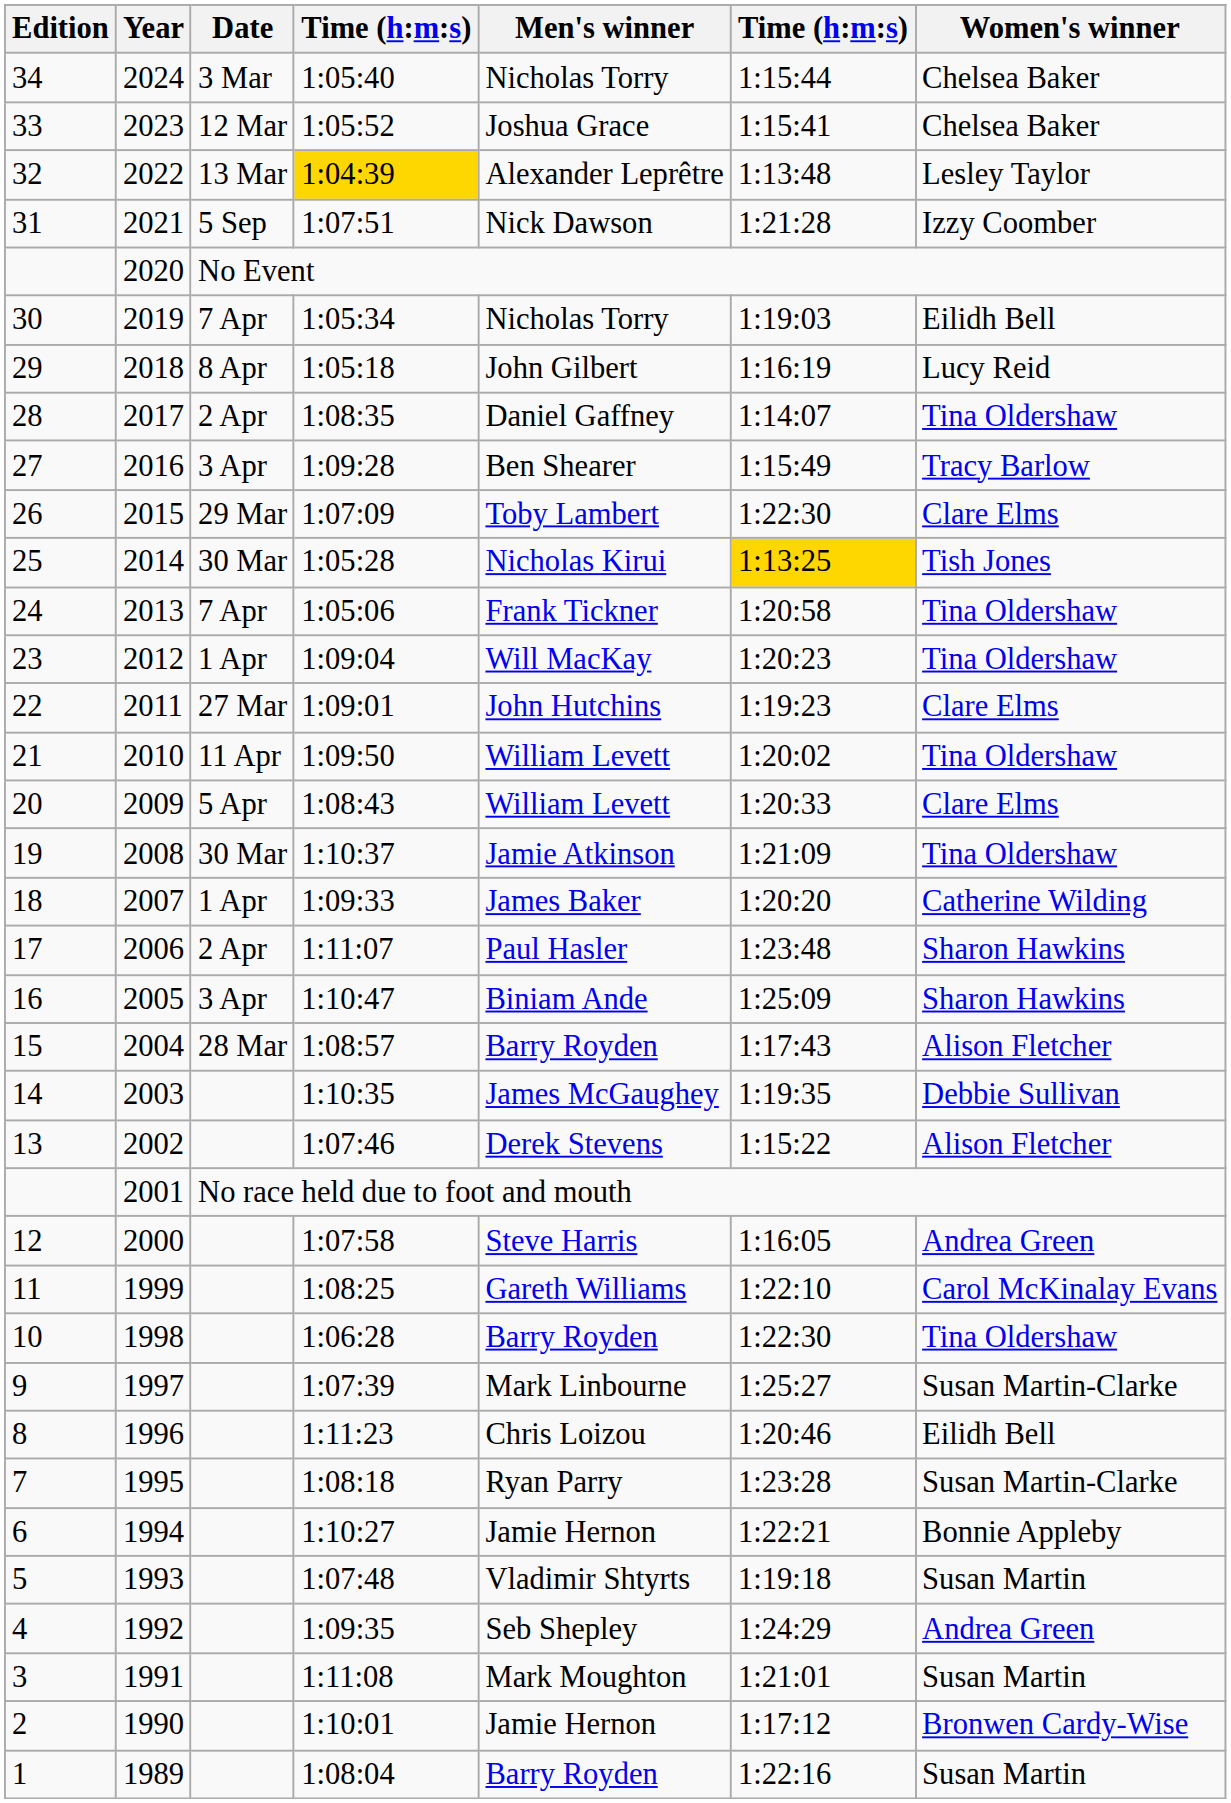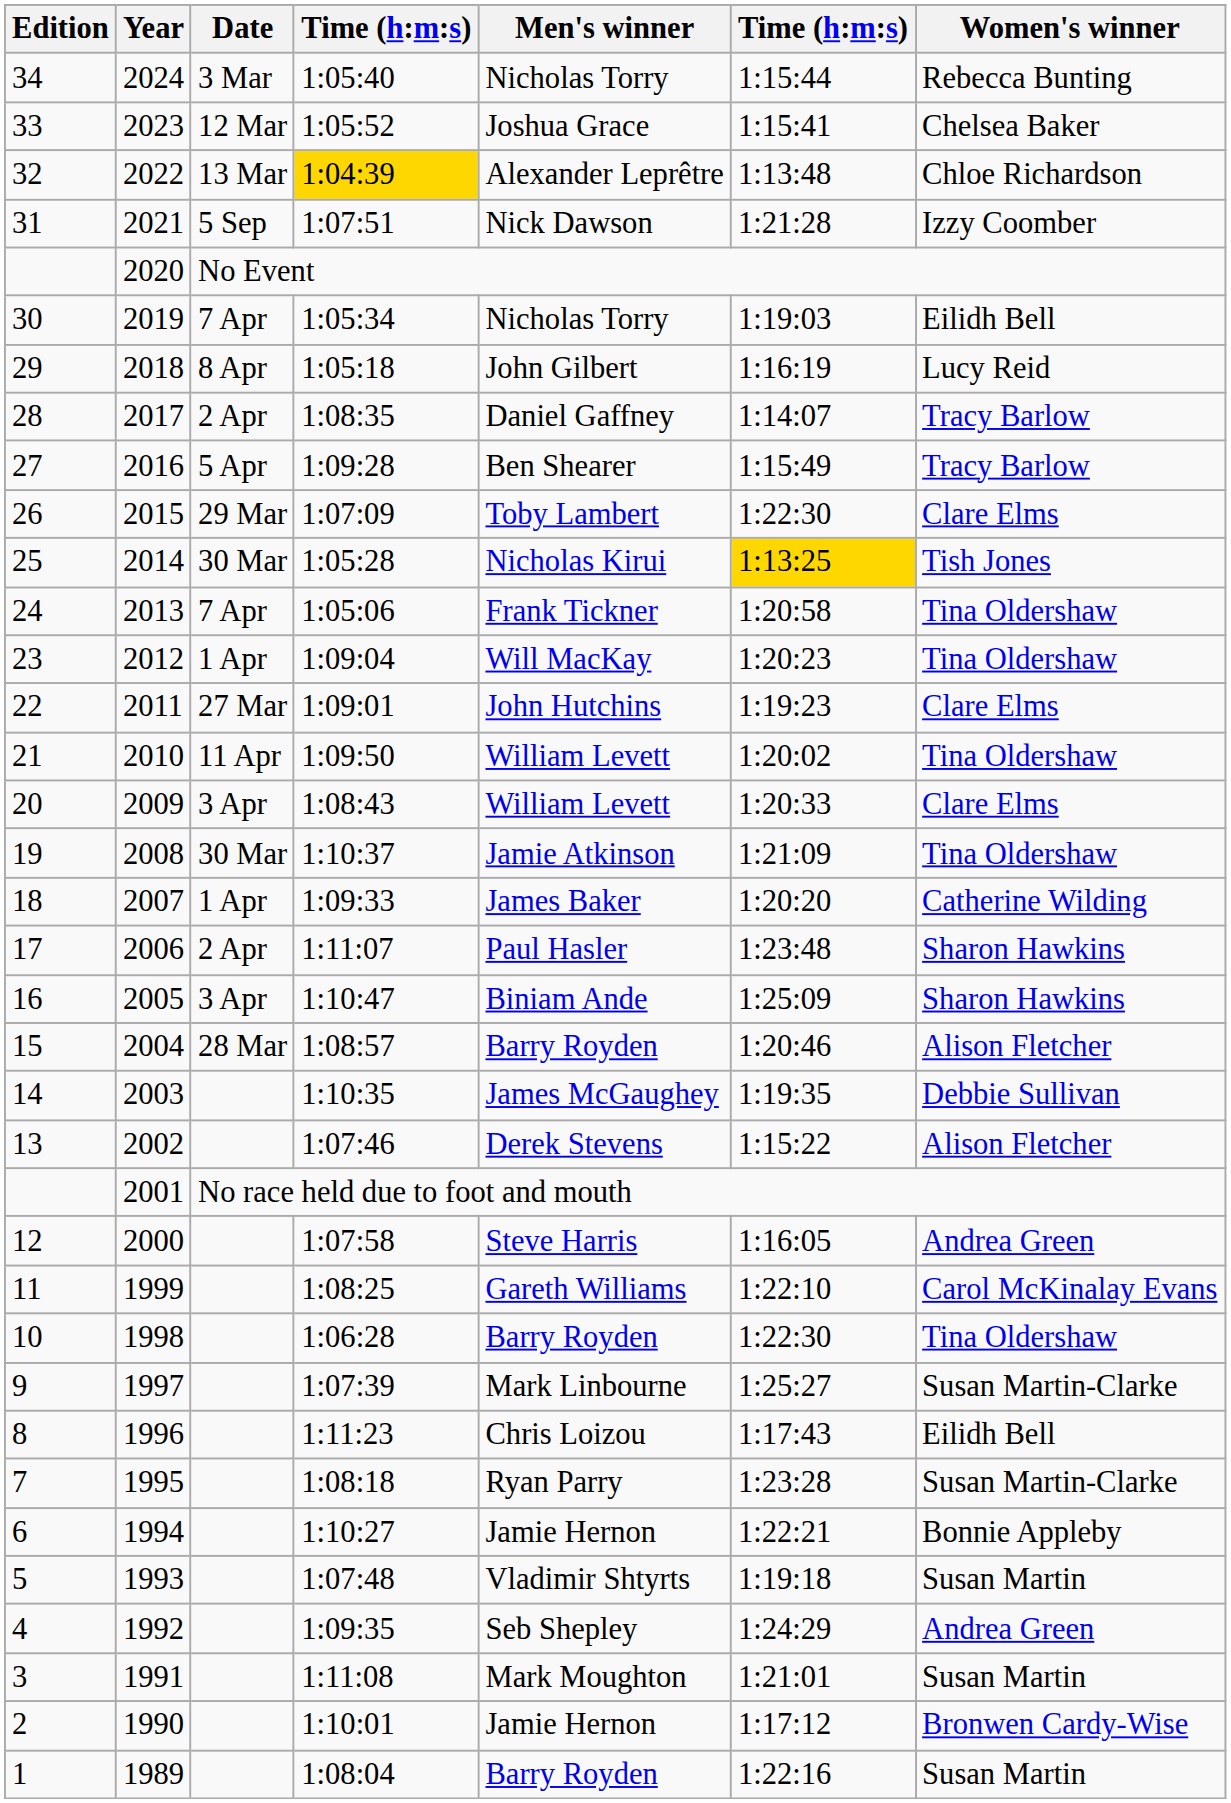(1011, 77) Chelsea Baker -> (1027, 77) Rebecca Bunting
(1006, 174) Lesley Taylor -> (1032, 174) Chloe Richardson
(1020, 416) Tina Oldershaw -> (1006, 416) Tracy Barlow
(232, 464) 3 Apr -> (232, 464) 5 Apr
(232, 804) 5 Apr -> (232, 804) 3 Apr
(785, 1046) 1:17:43 -> (785, 1046) 1:20:46
(785, 1434) 1:20:46 -> (785, 1434) 1:17:43
